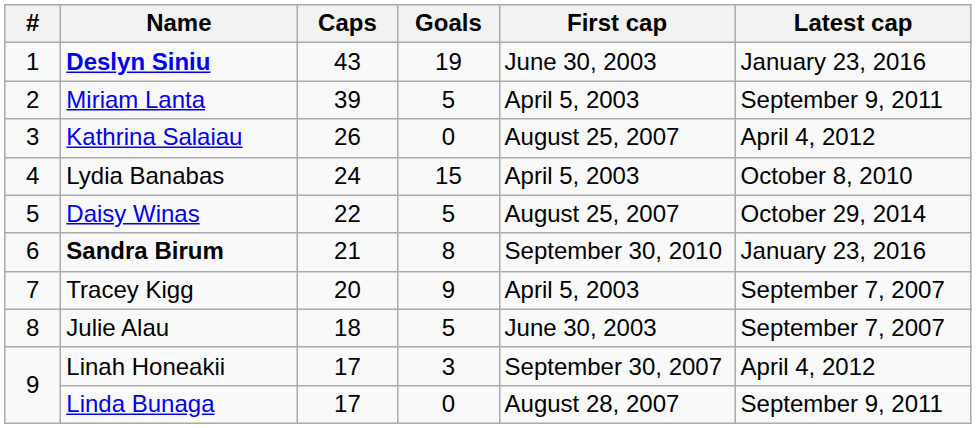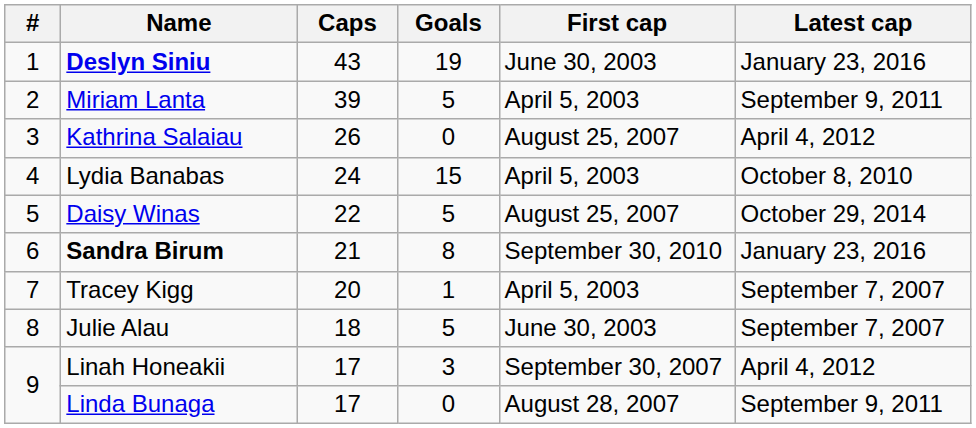(448, 289) 9 -> (448, 289) 1
